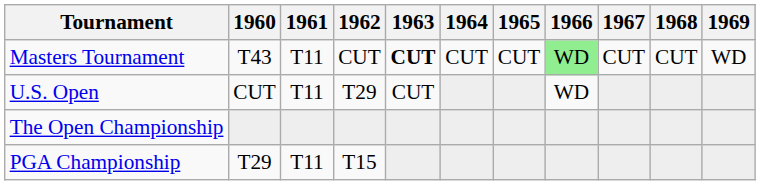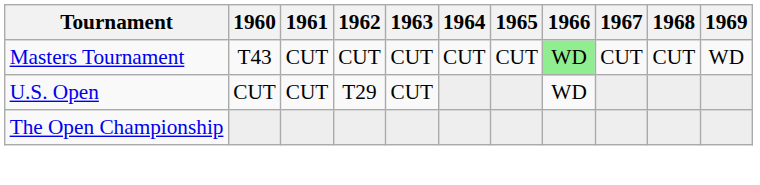(307, 57) T11 -> (307, 57) CUT
(413, 57) bold -> (412, 57) normal
(307, 92) T11 -> (307, 92) CUT
- row: (95, 162)
